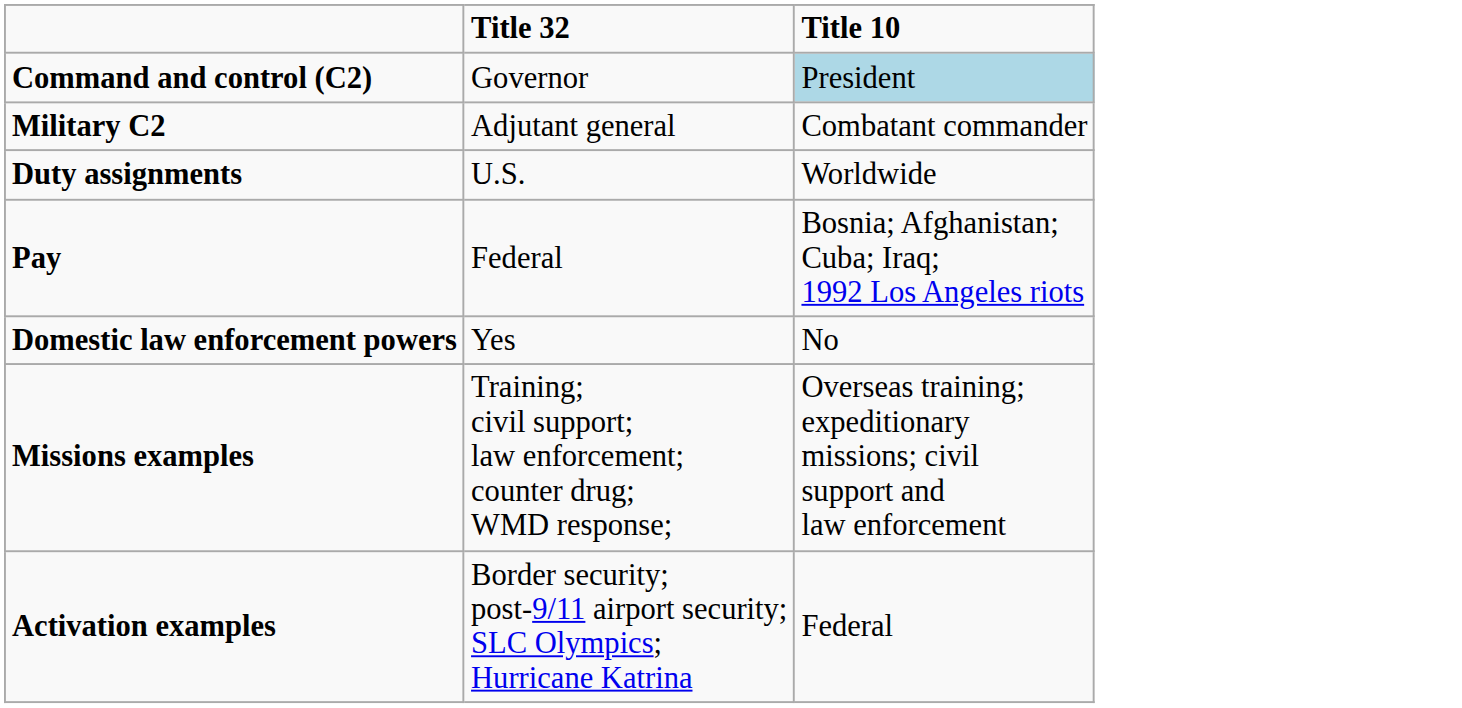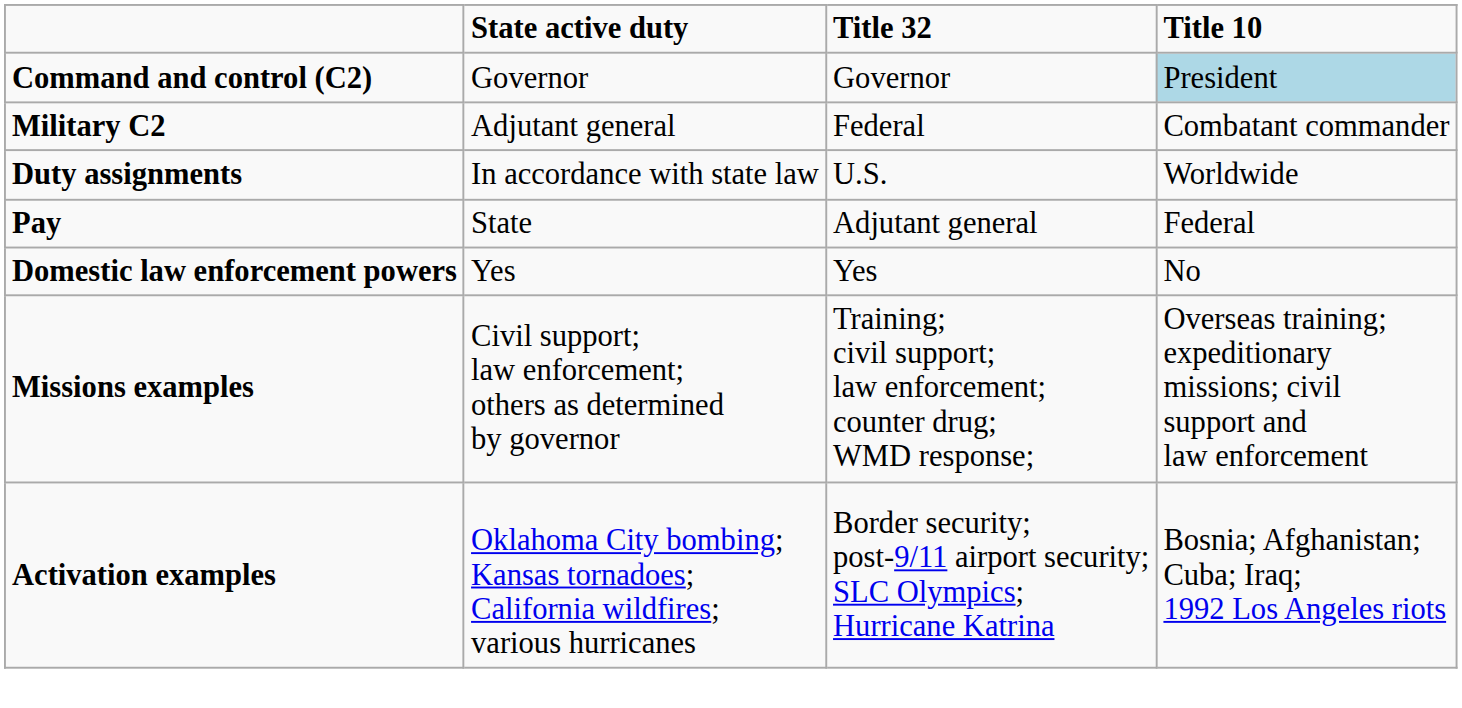+ column: (580, 28)
(573, 125) Adjutant general -> (879, 125) Federal
(517, 256) Federal -> (935, 222) Adjutant general
(943, 256) Bosnia; Afghanistan; Cuba; Iraq; 1992 Los Angeles riots -> (1209, 222) Federal
(847, 625) Federal -> (1305, 574) Bosnia; Afghanistan; Cuba; Iraq; 1992 Los Angeles riots
